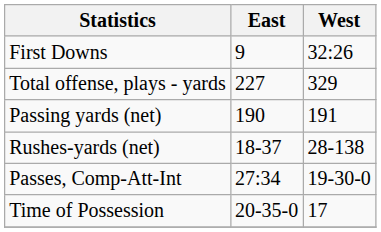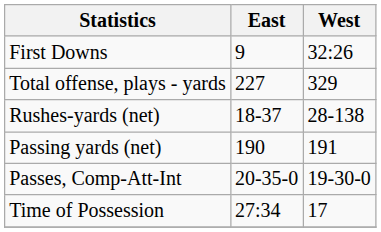rows swapped: (84, 147) <-> (85, 115)
(258, 178) 27:34 -> (267, 178) 20-35-0
(267, 210) 20-35-0 -> (258, 210) 27:34
